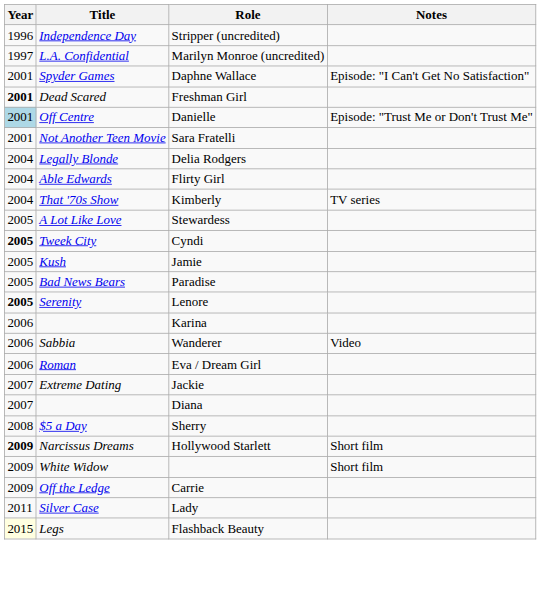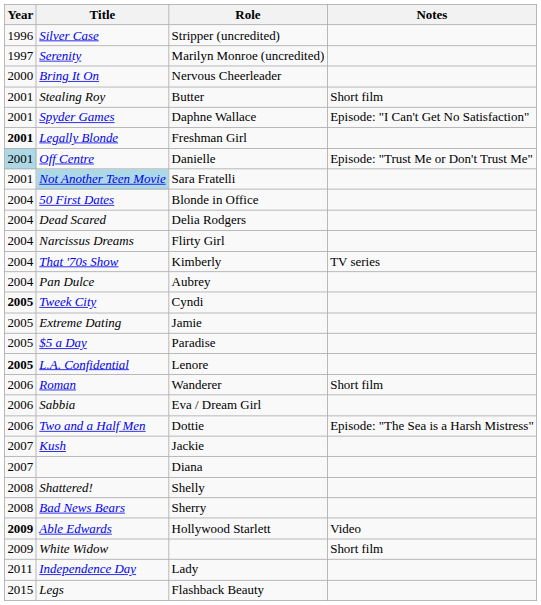(88, 35) Independence Day -> (69, 35) Silver Case
(84, 55) L.A. Confidential -> (60, 55) Serenity
+ row: (226, 76)
+ row: (188, 96)
(73, 96) Dead Scared -> (79, 138) Legally Blonde
(102, 138) no background -> (102, 179) lightblue background
+ row: (215, 199)
(79, 158) Legally Blonde -> (73, 220) Dead Scared
(76, 179) Able Edwards -> (87, 240) Narcissus Dreams
+ row: (191, 281)
- row: (201, 220)
(53, 261) Kush -> (80, 323) Extreme Dating
(82, 281) Bad News Bears -> (63, 343) $5 a Day
(60, 302) Serenity -> (84, 364) L.A. Confidential
- row: (189, 323)
(57, 343) Sabbia -> (58, 384) Roman
(346, 343) Video -> (357, 384) Short film
(58, 364) Roman -> (57, 405) Sabbia
+ row: (188, 425)
(80, 384) Extreme Dating -> (53, 446) Kush
+ row: (188, 487)
(63, 425) $5 a Day -> (82, 508) Bad News Bears
(87, 446) Narcissus Dreams -> (76, 528) Able Edwards
(357, 446) Short film -> (346, 528) Video
- row: (188, 487)
(69, 508) Silver Case -> (88, 569) Independence Day
(20, 528) lightyellow background -> (20, 590) no background
